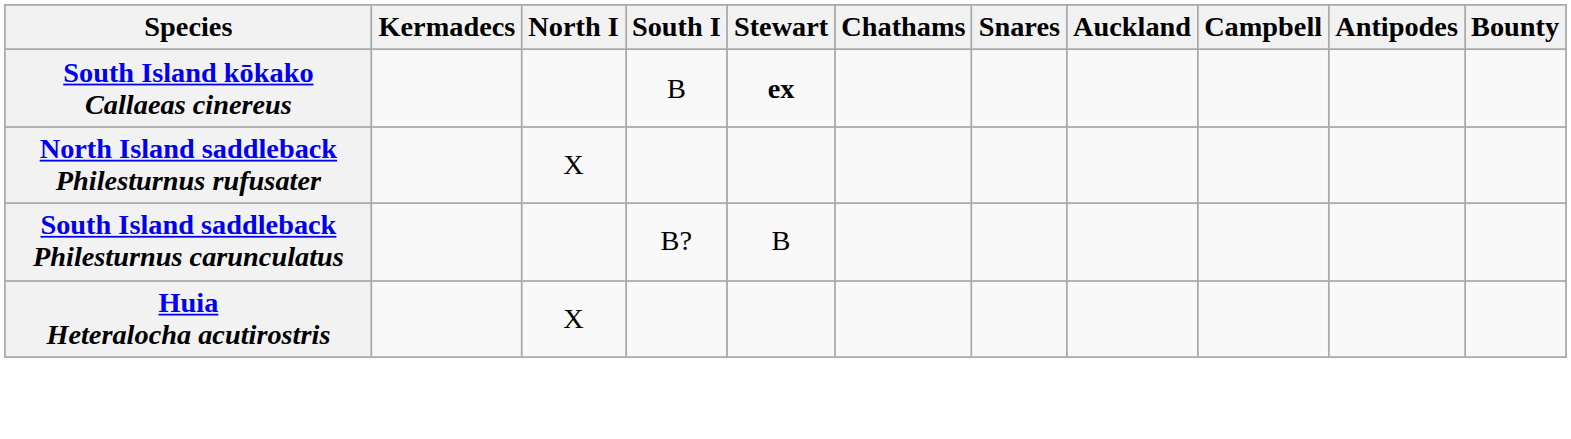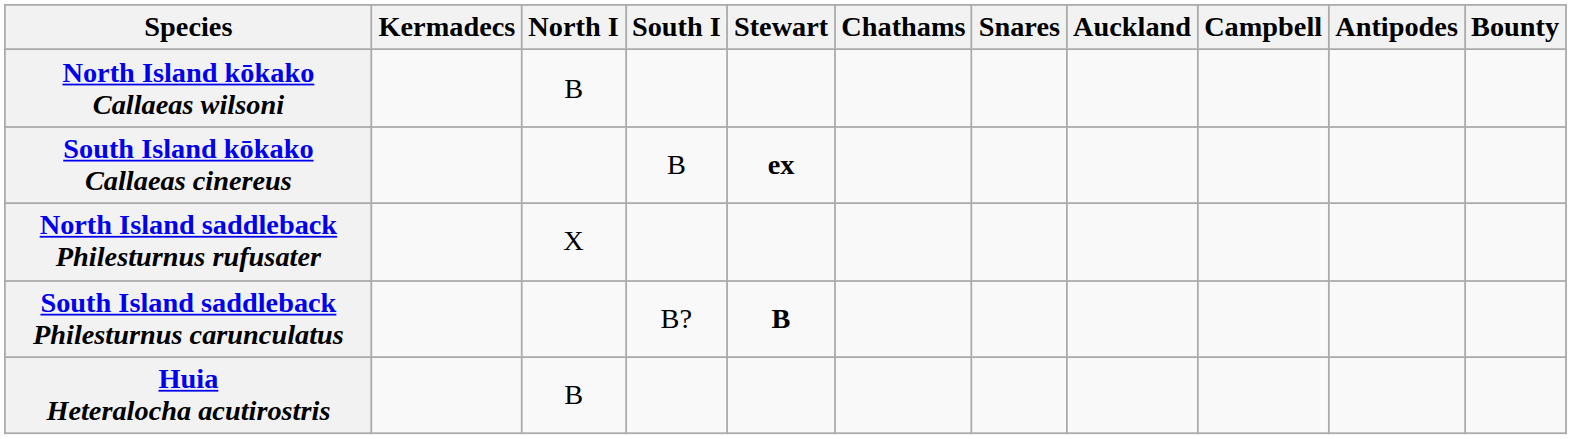+ row: (188, 87)
(781, 241) normal -> (781, 318) bold
(574, 318) X -> (574, 394) B
